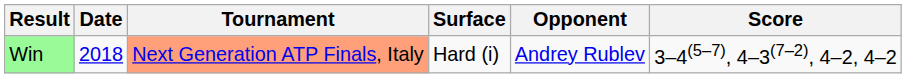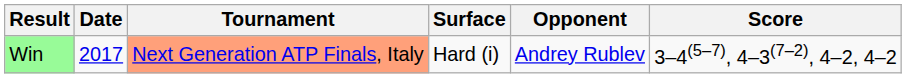(101, 54) 2018 -> (101, 54) 2017
